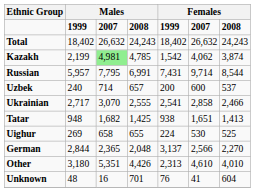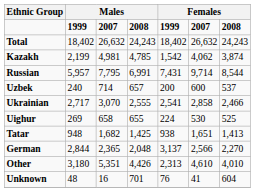(109, 57) lightgreen background -> (109, 57) no background
rows swapped: (21, 133) <-> (18, 118)
